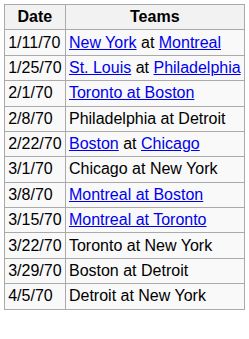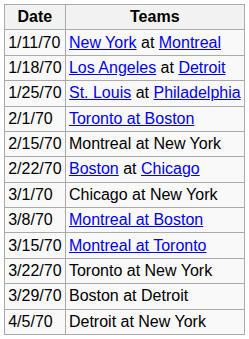+ row: (147, 67)
- row: (147, 118)
+ row: (145, 144)
